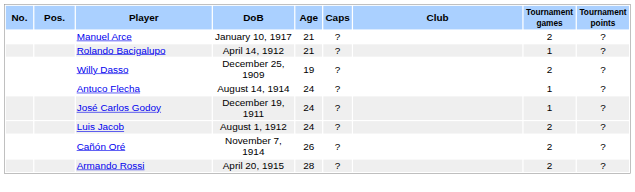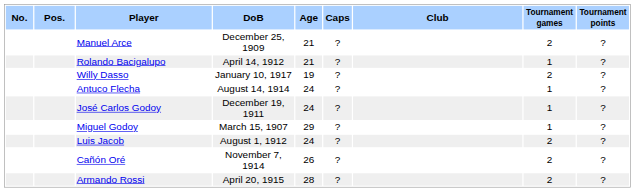(253, 37) January 10, 1917 -> (253, 42) December 25, 1909
(253, 69) December 25, 1909 -> (253, 75) January 10, 1917
+ row: (107, 127)
